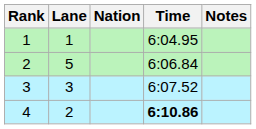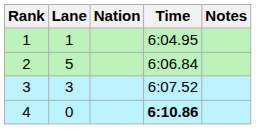(69, 111) 2 -> (69, 111) 0
